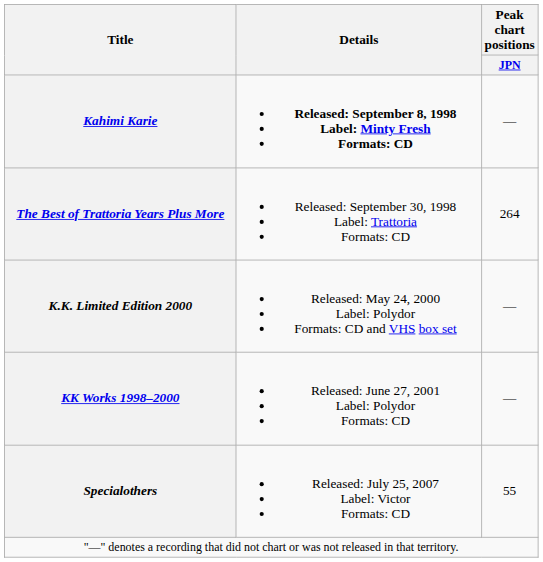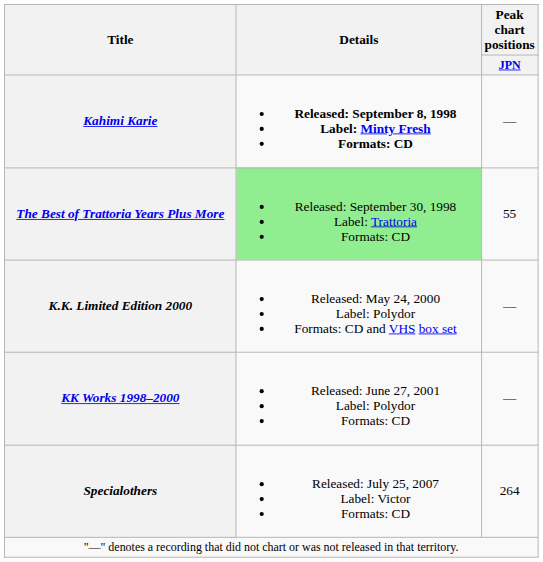(359, 221) no background -> (359, 221) lightgreen background
(510, 213) 264 -> (510, 213) 55
(510, 491) 55 -> (510, 491) 264
